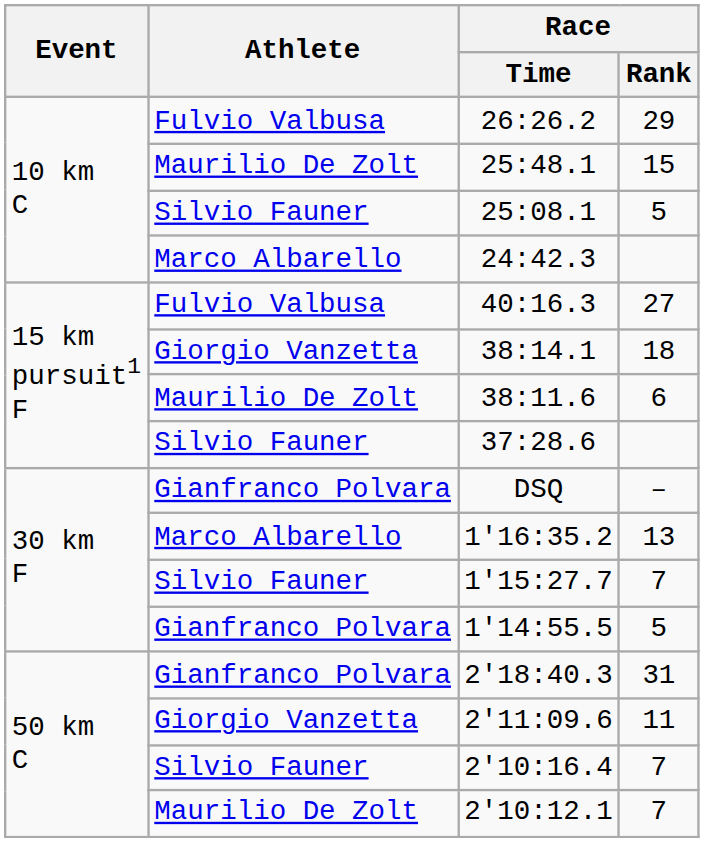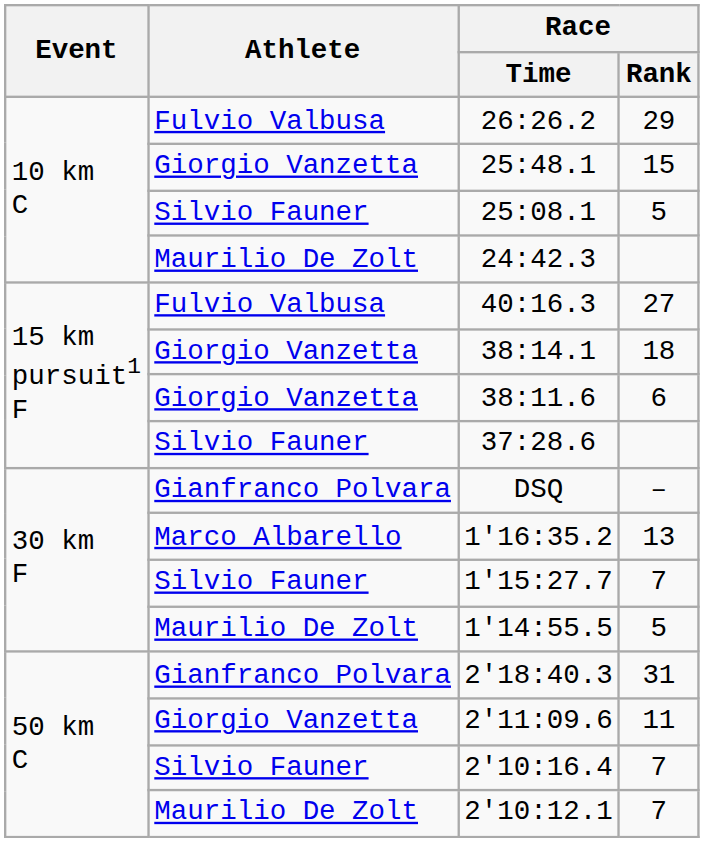(286, 167) Maurilio De Zolt -> (286, 167) Giorgio Vanzetta
(278, 259) Marco Albarello -> (286, 259) Maurilio De Zolt
(286, 397) Maurilio De Zolt -> (286, 397) Giorgio Vanzetta
(303, 628) Gianfranco Polvara -> (286, 628) Maurilio De Zolt
